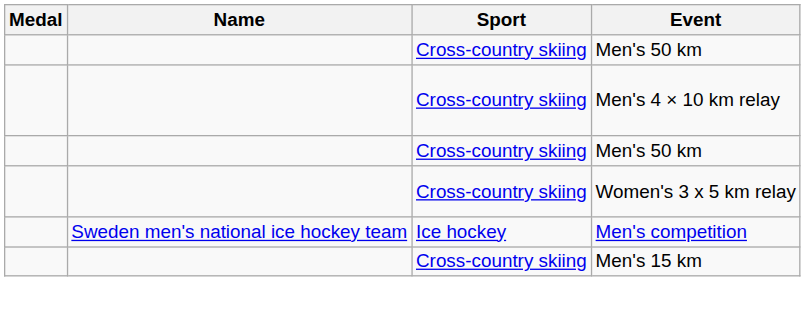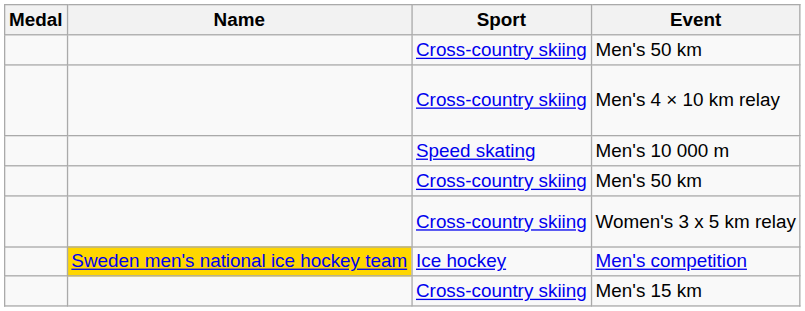+ row: (476, 151)
(239, 232) no background -> (239, 262) gold background
